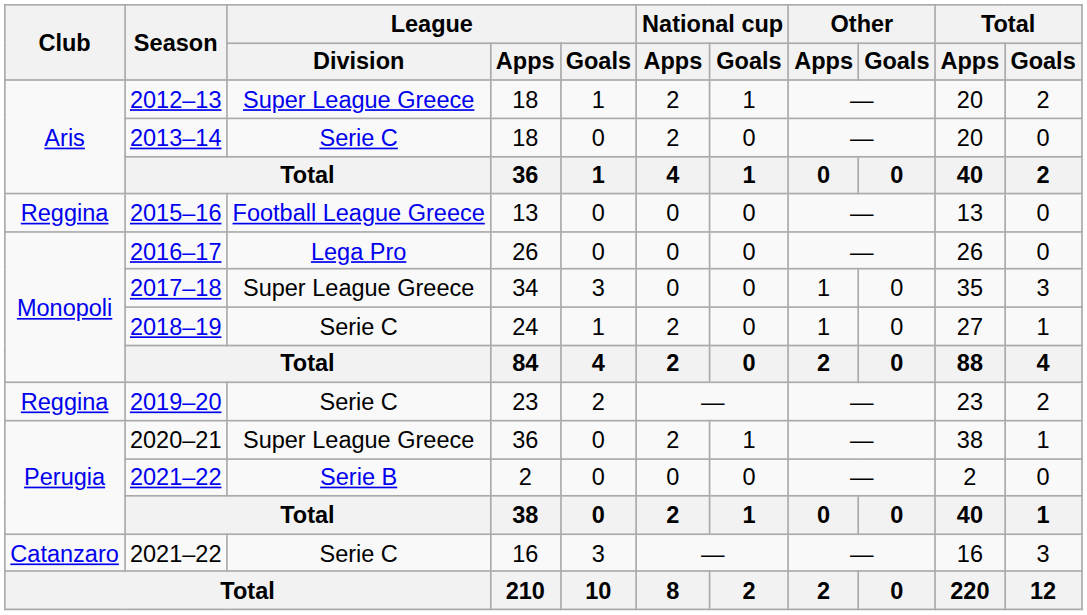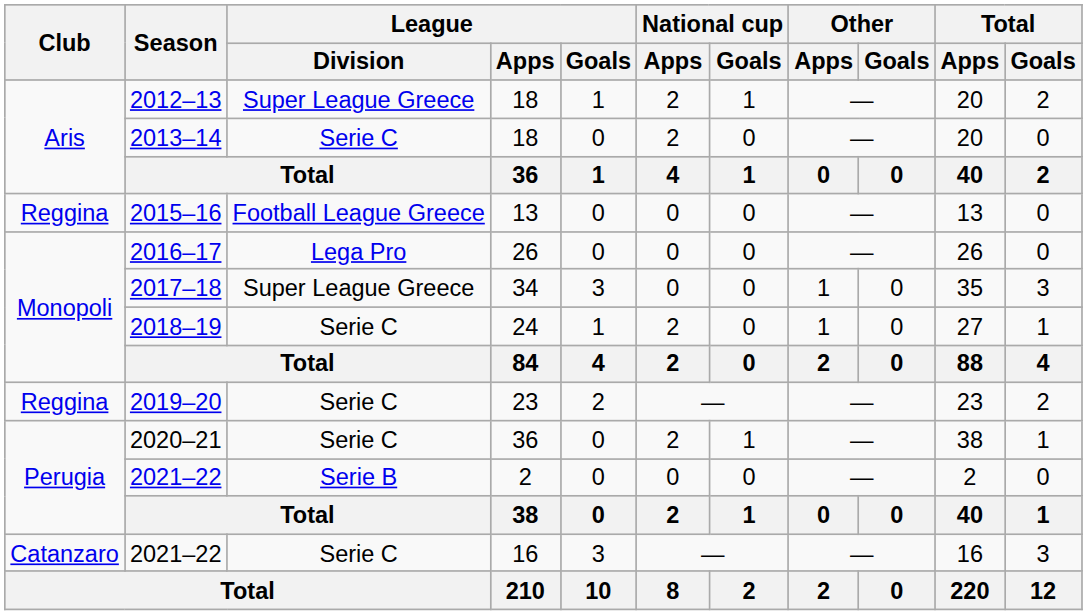(359, 439) Super League Greece -> (359, 439) Serie C
